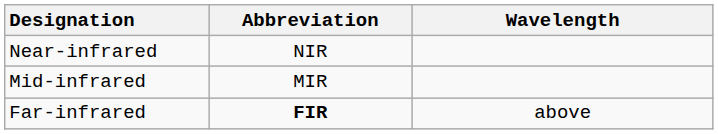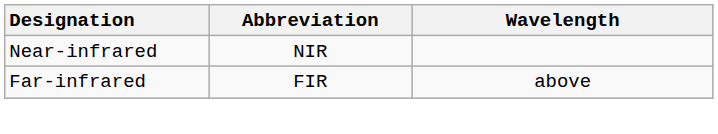- row: (78, 82)
(310, 113) bold -> (310, 82) normal
